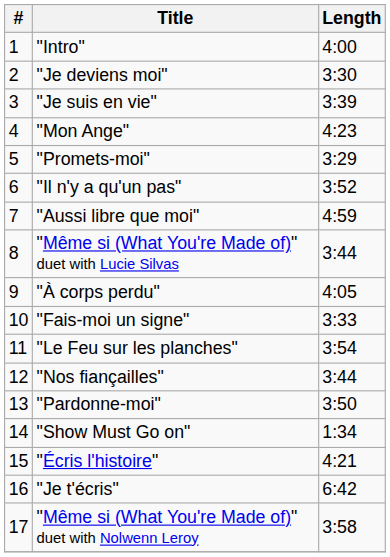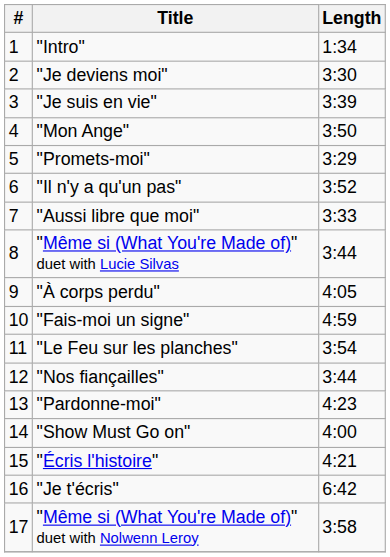(340, 46) 4:00 -> (340, 46) 1:34
(340, 131) 4:23 -> (340, 131) 3:50
(340, 215) 4:59 -> (340, 215) 3:33
(340, 320) 3:33 -> (340, 320) 4:59
(340, 404) 3:50 -> (340, 404) 4:23
(340, 432) 1:34 -> (340, 432) 4:00
